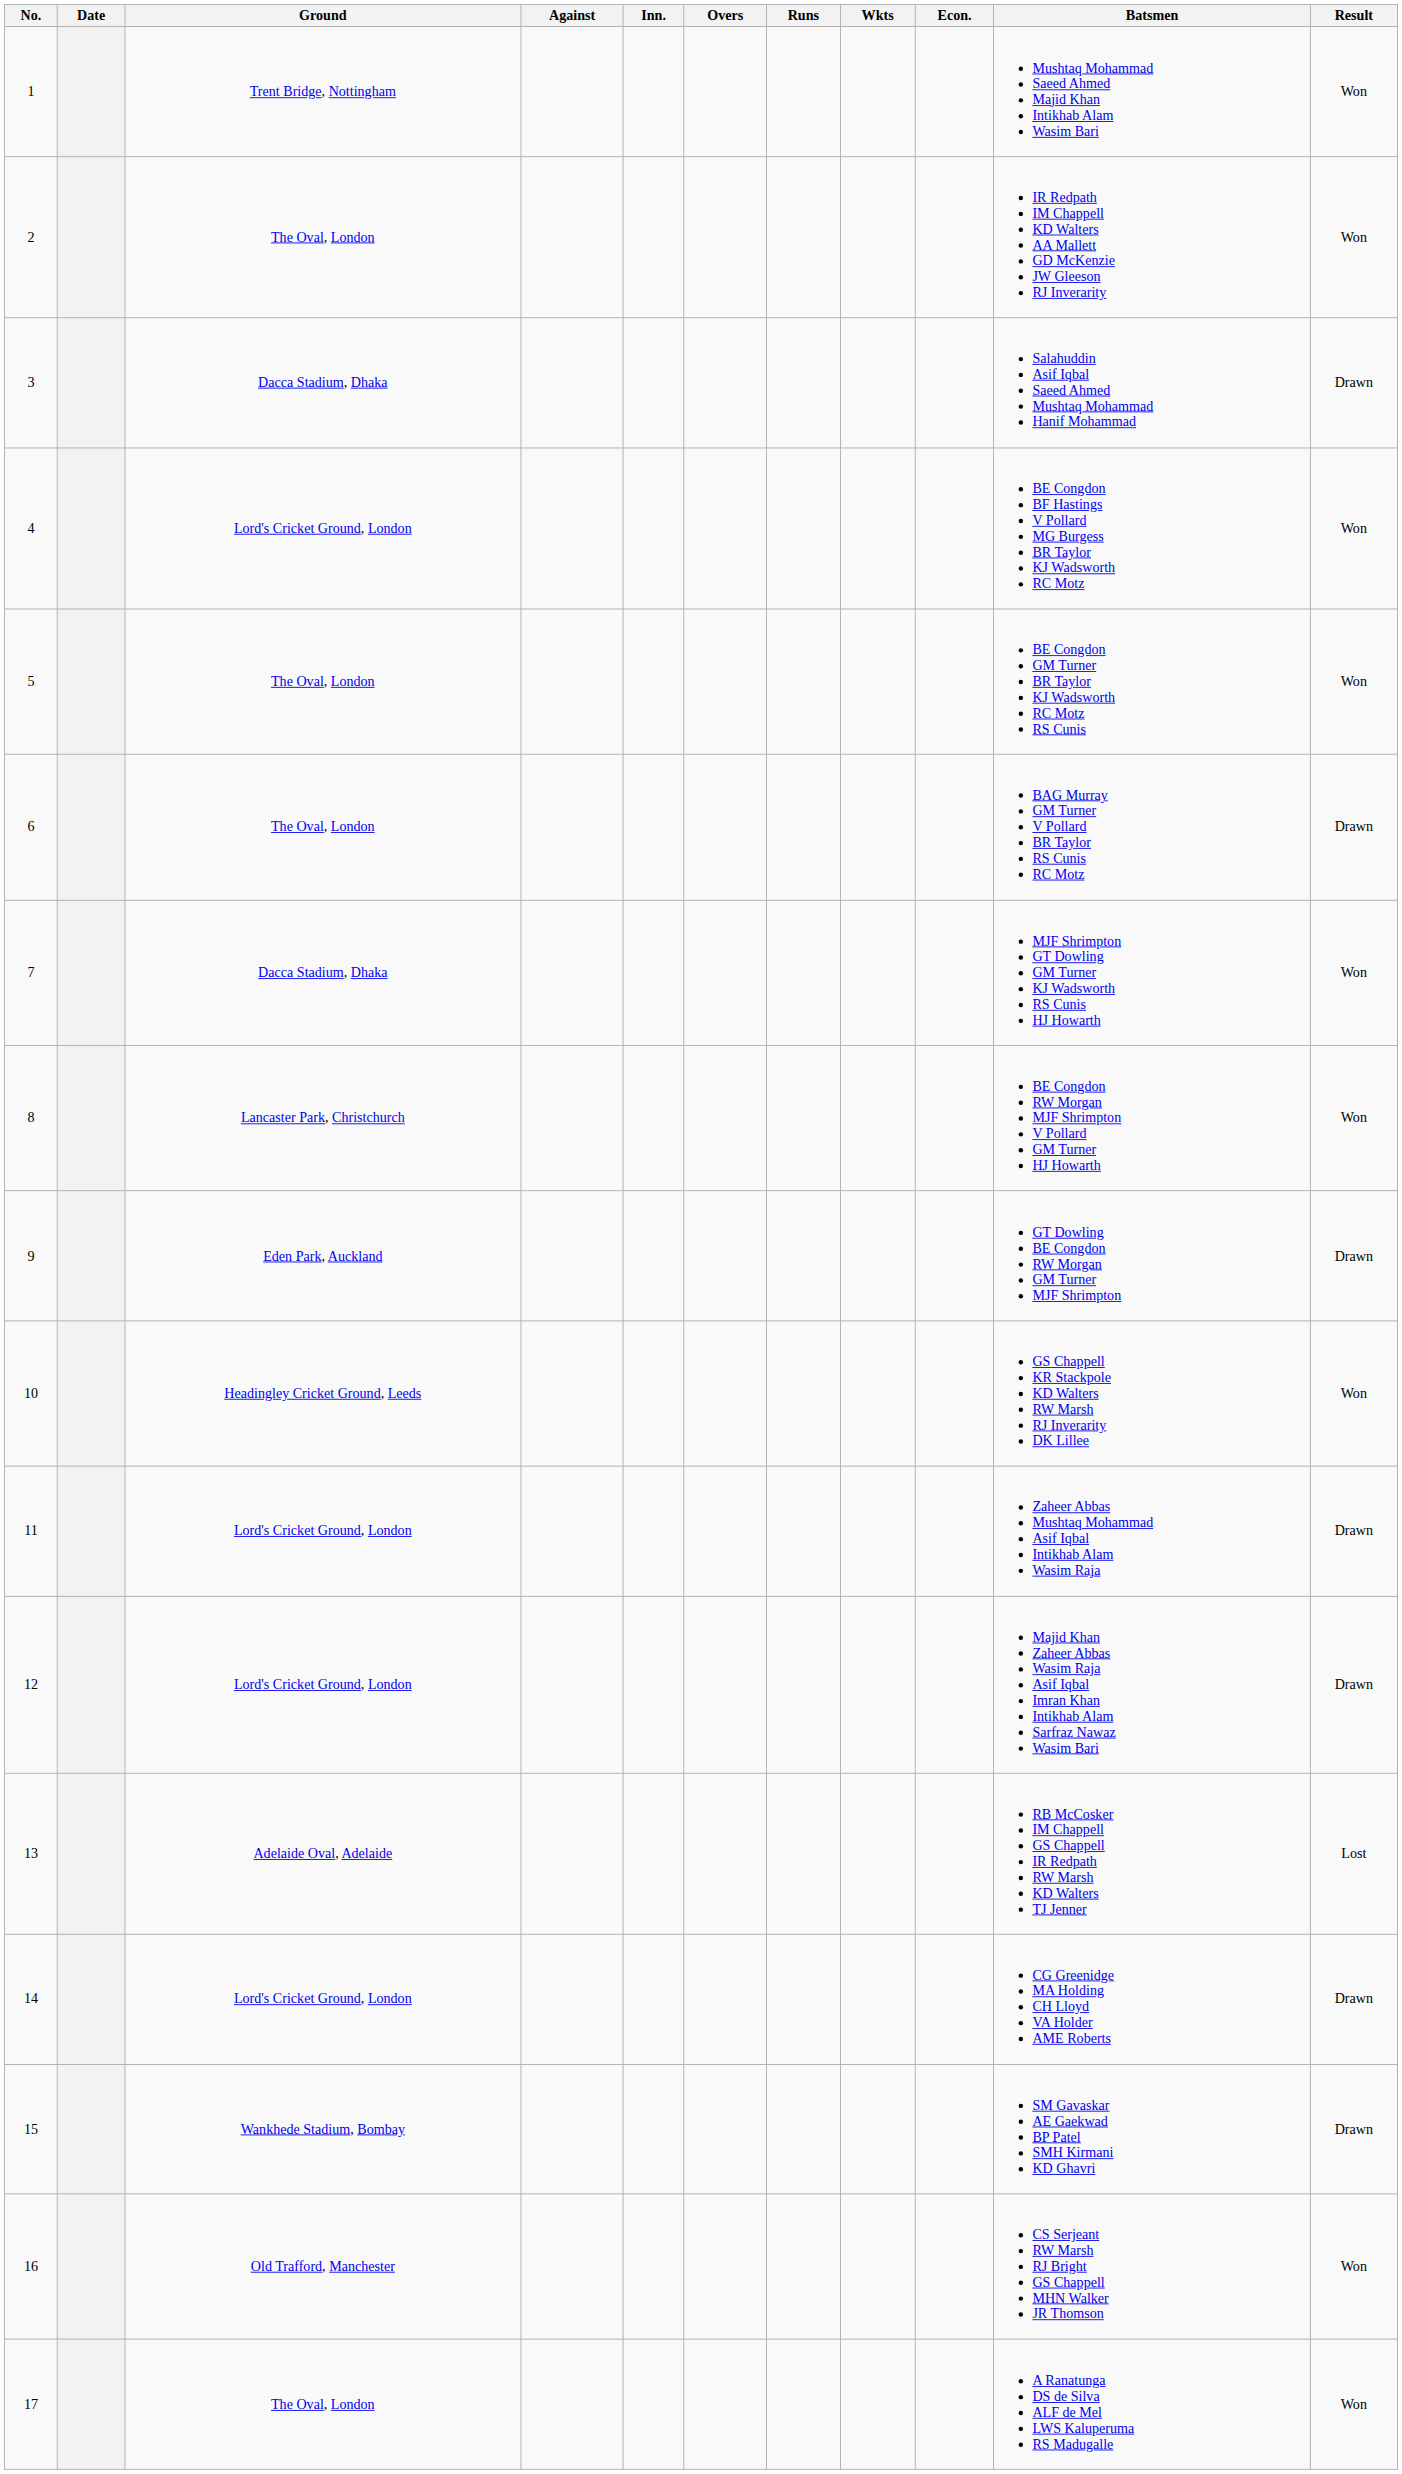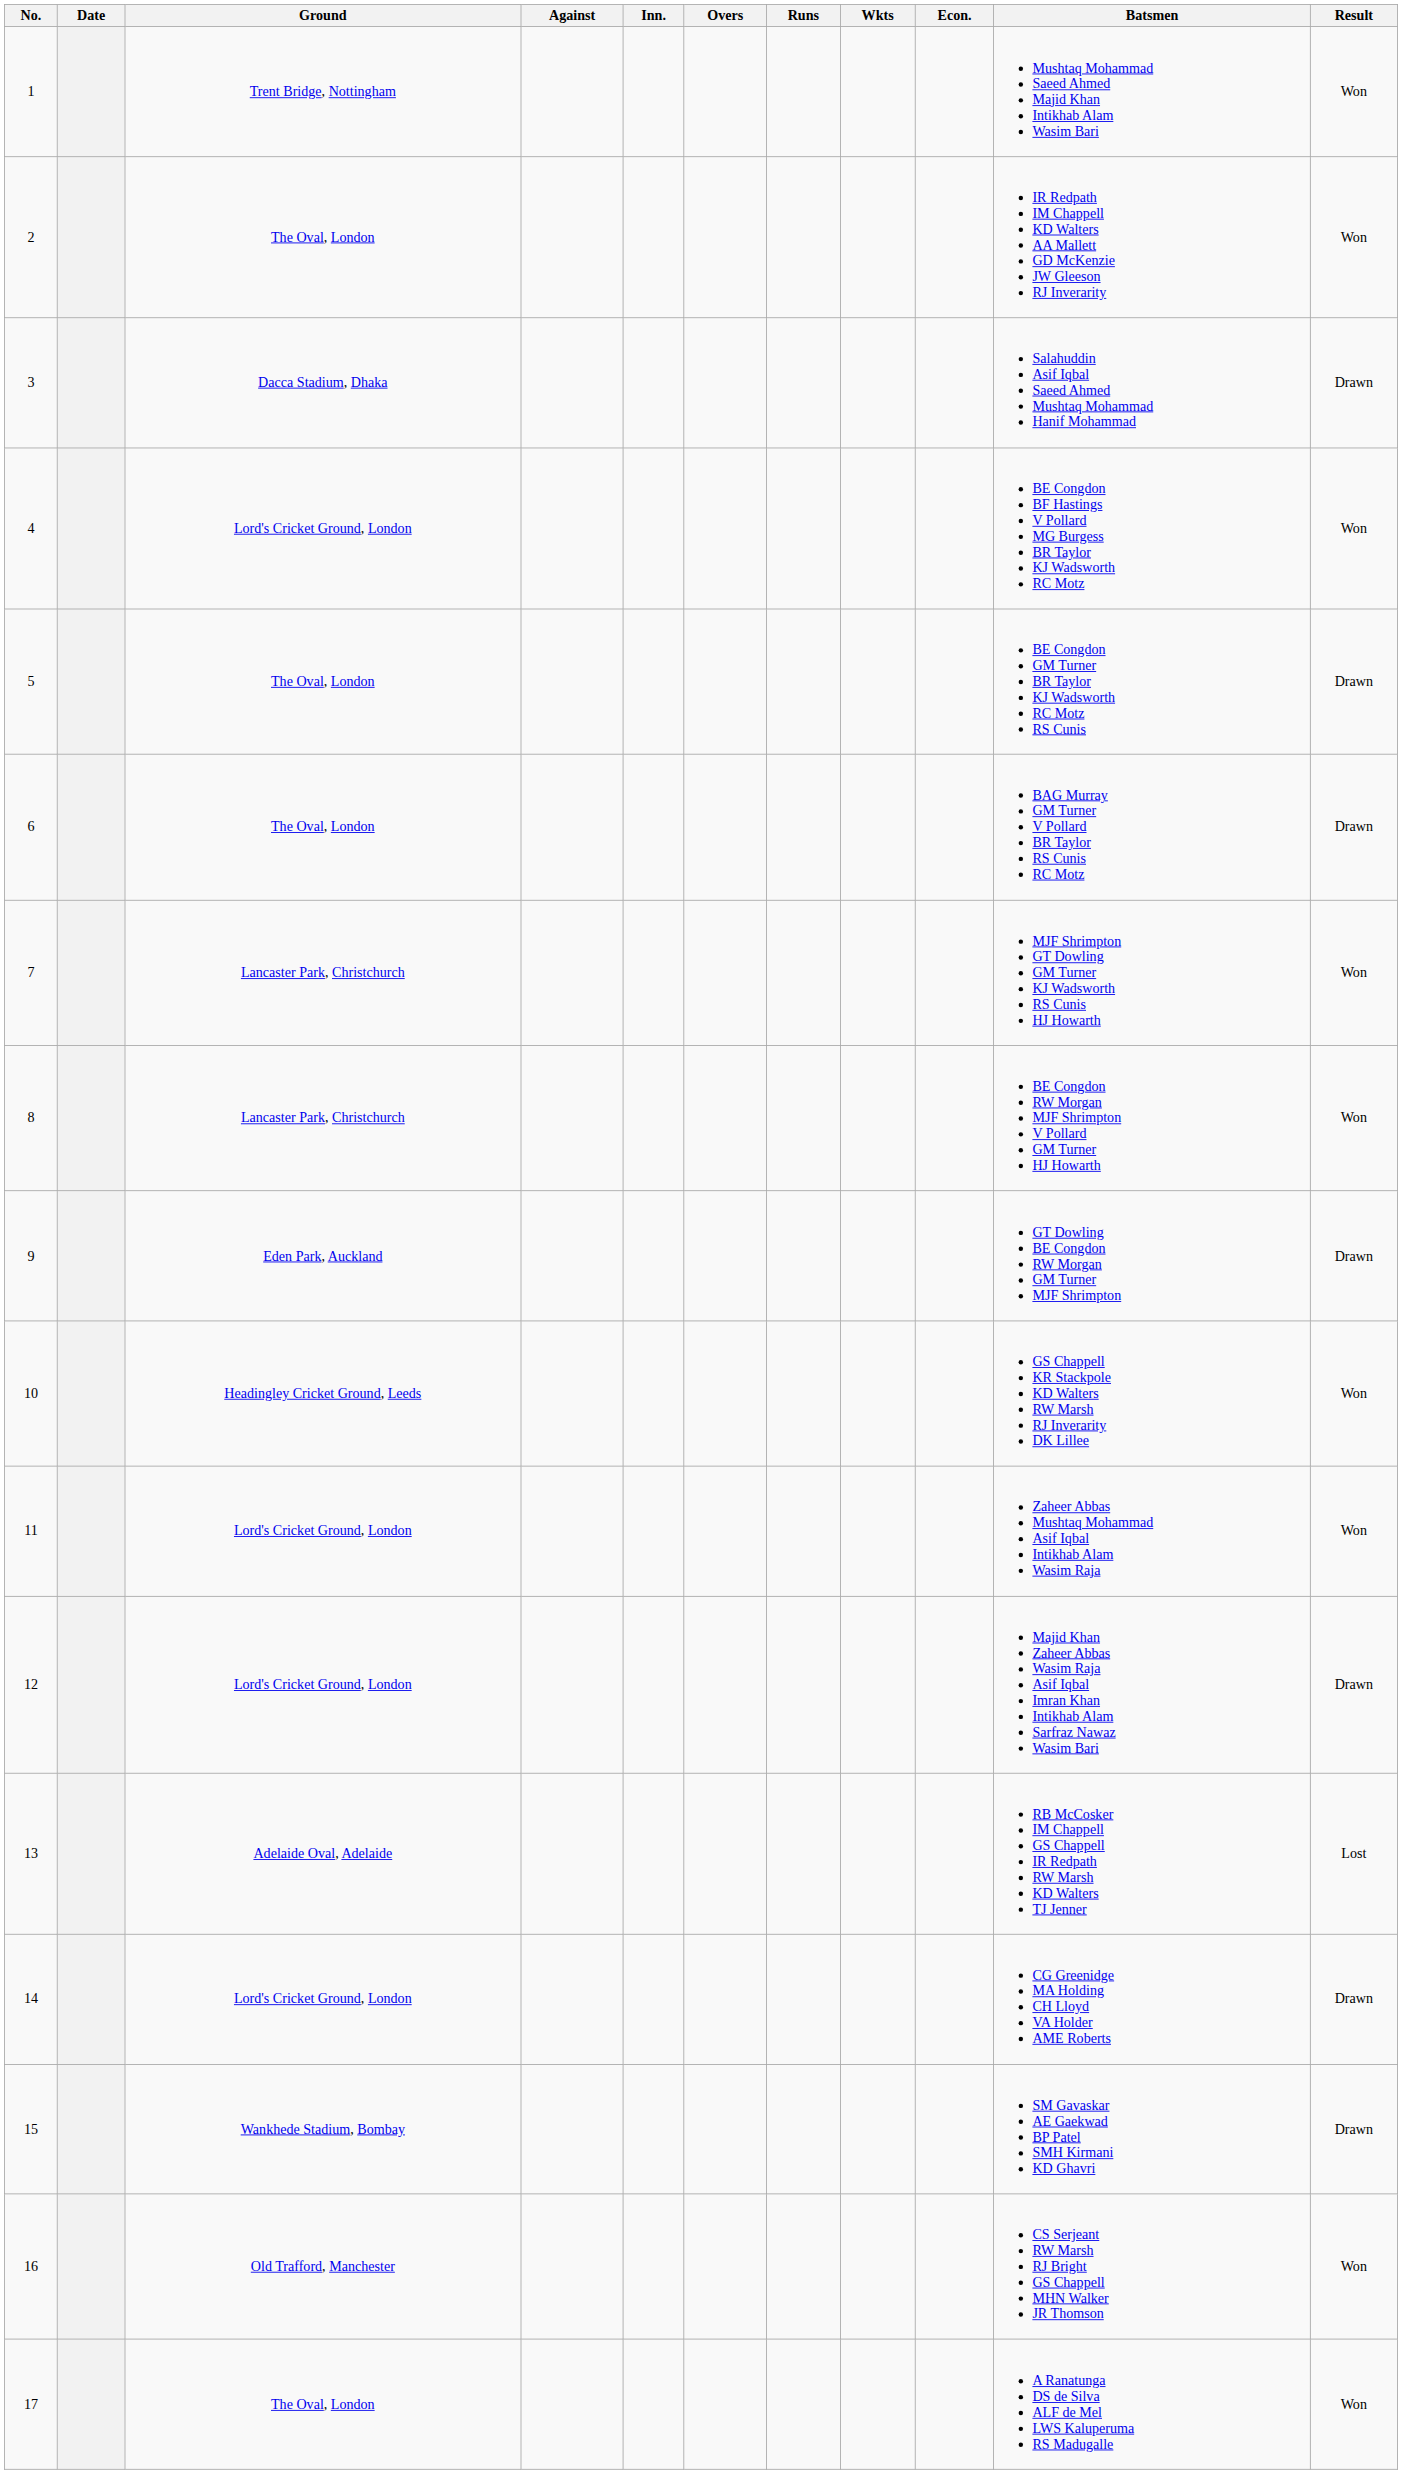(1354, 681) Won -> (1354, 681) Drawn
(323, 972) Dacca Stadium, Dhaka -> (323, 972) Lancaster Park, Christchurch
(1354, 1531) Drawn -> (1354, 1531) Won
